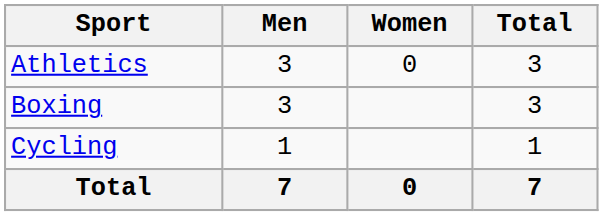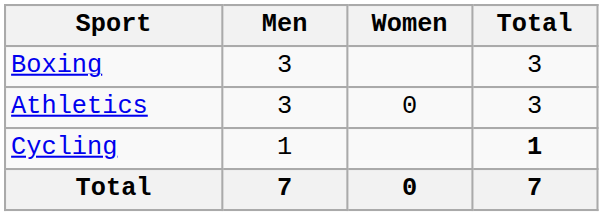rows swapped: (79, 67) <-> (57, 108)
(534, 148) normal -> (534, 148) bold
